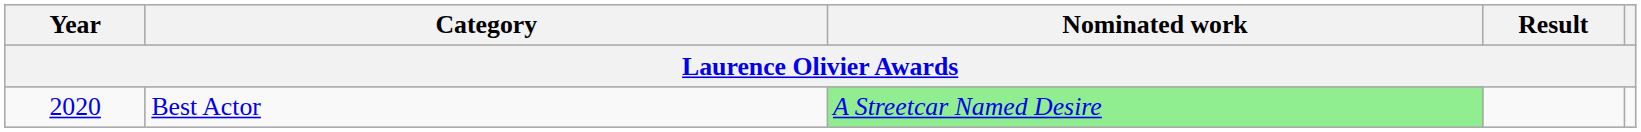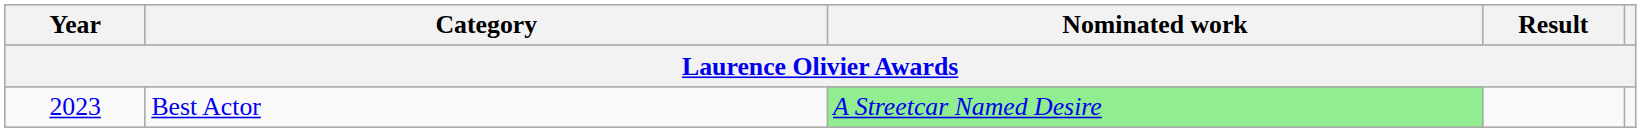(75, 106) 2020 -> (75, 106) 2023
